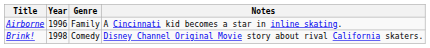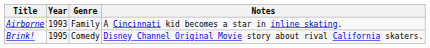(58, 24) 1996 -> (58, 24) 1993
(58, 37) 1998 -> (58, 37) 1995
